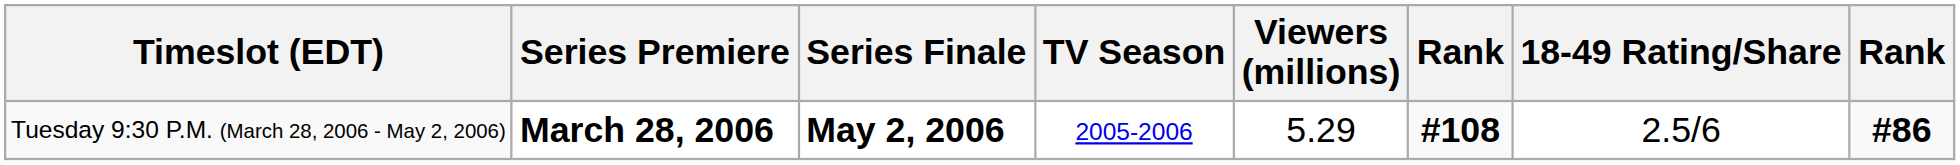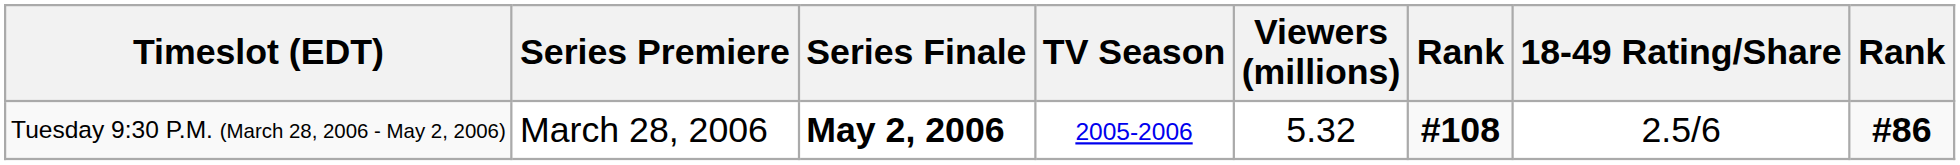(647, 129) bold -> (644, 129) normal
(1321, 129) 5.29 -> (1321, 129) 5.32
